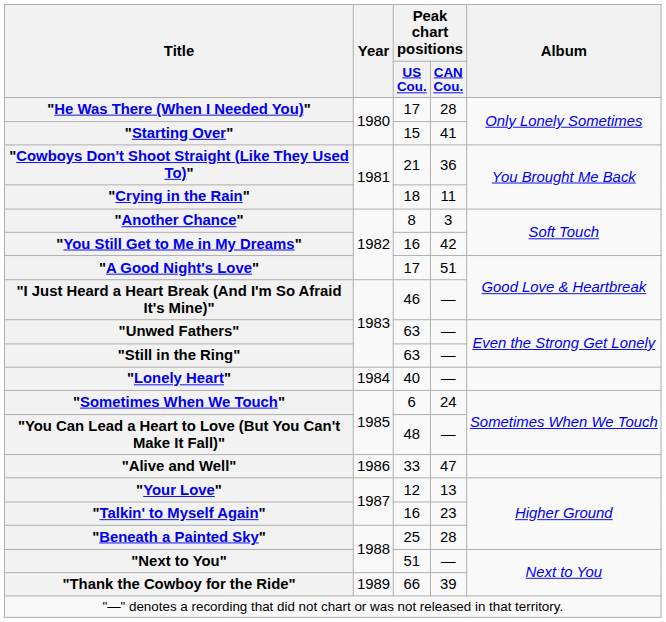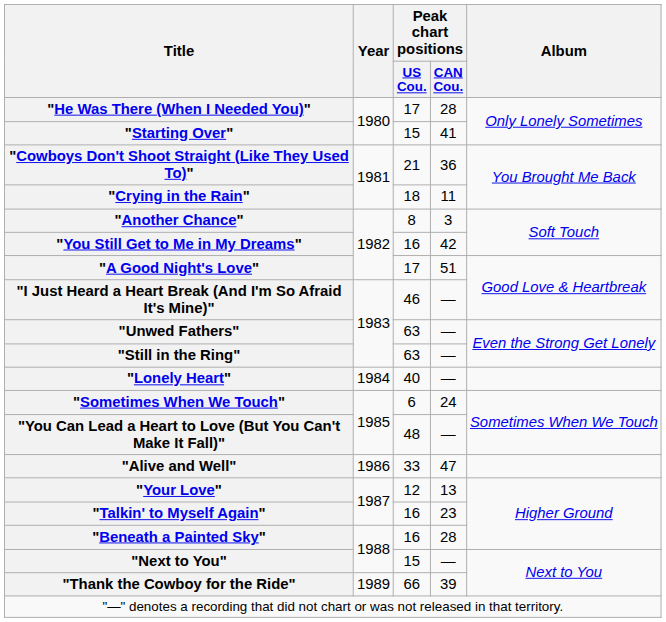(412, 537) 25 -> (412, 537) 16
(412, 560) 51 -> (412, 560) 15
